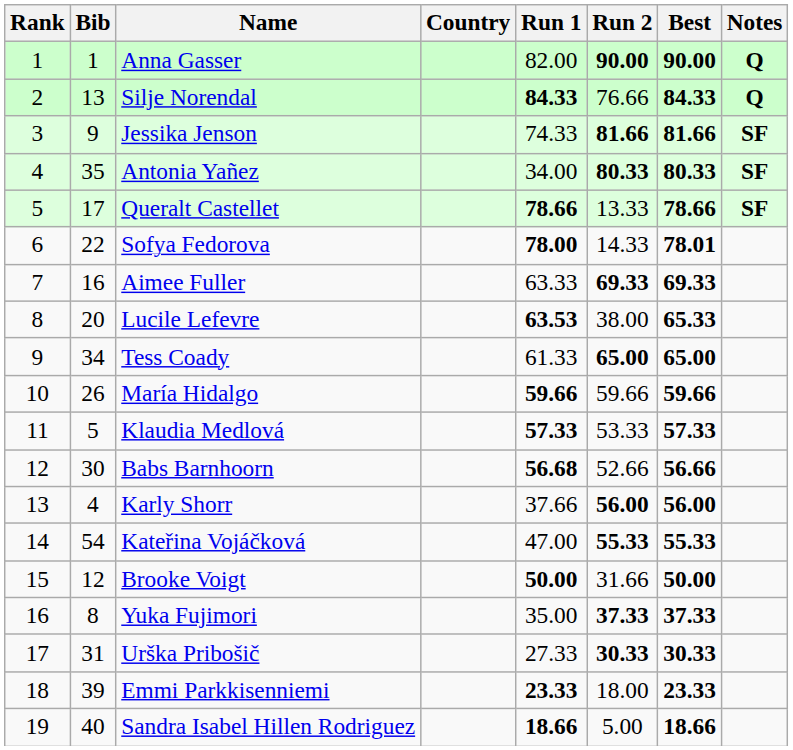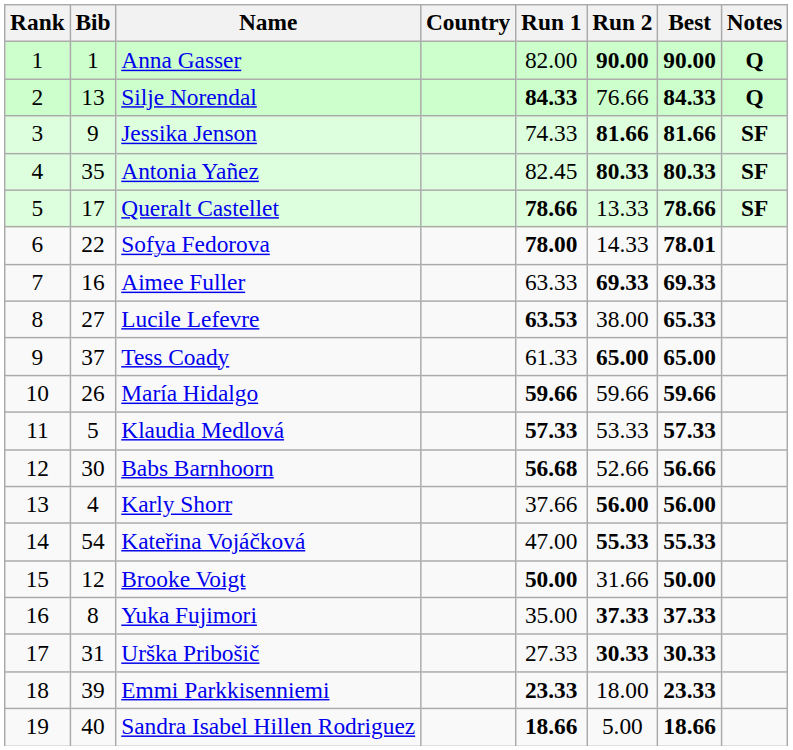(551, 171) 34.00 -> (551, 171) 82.45
(93, 319) 20 -> (93, 319) 27
(93, 356) 34 -> (93, 356) 37
